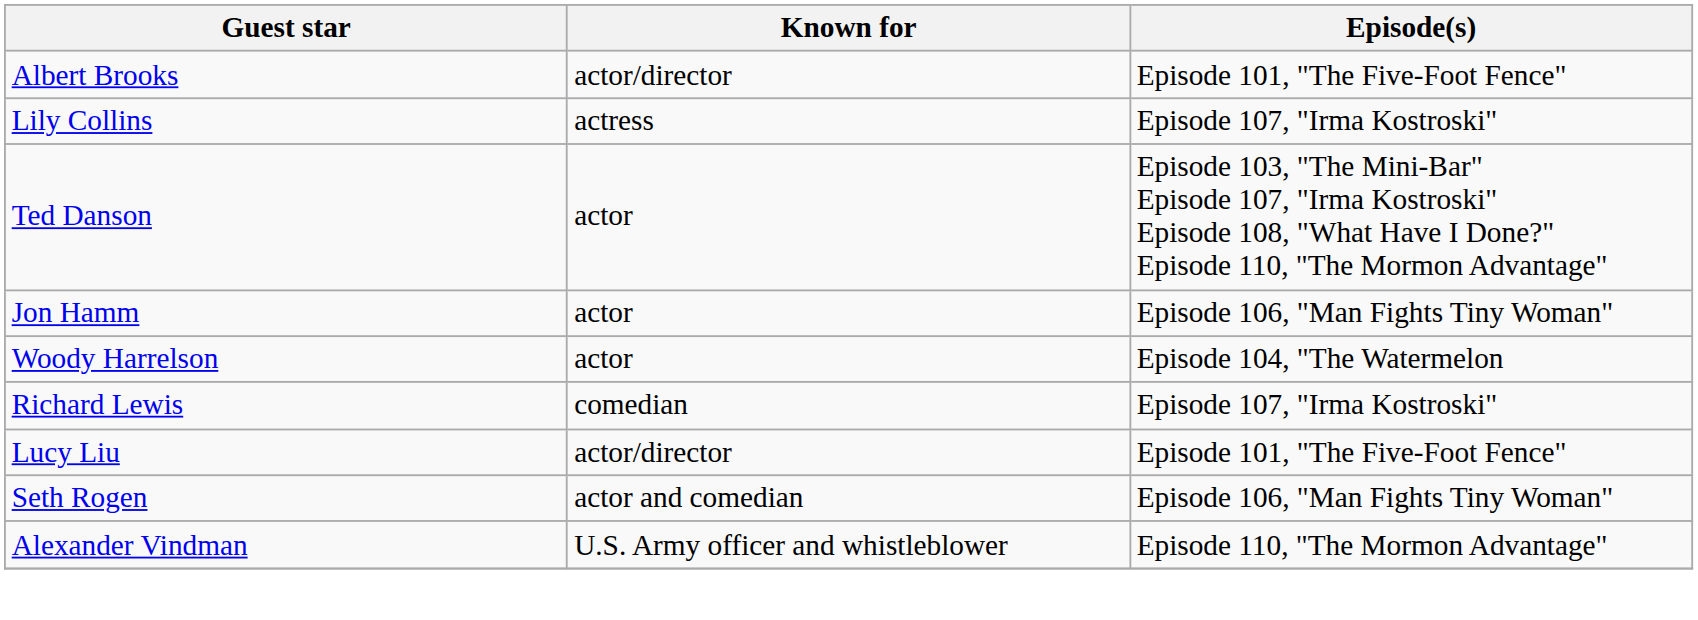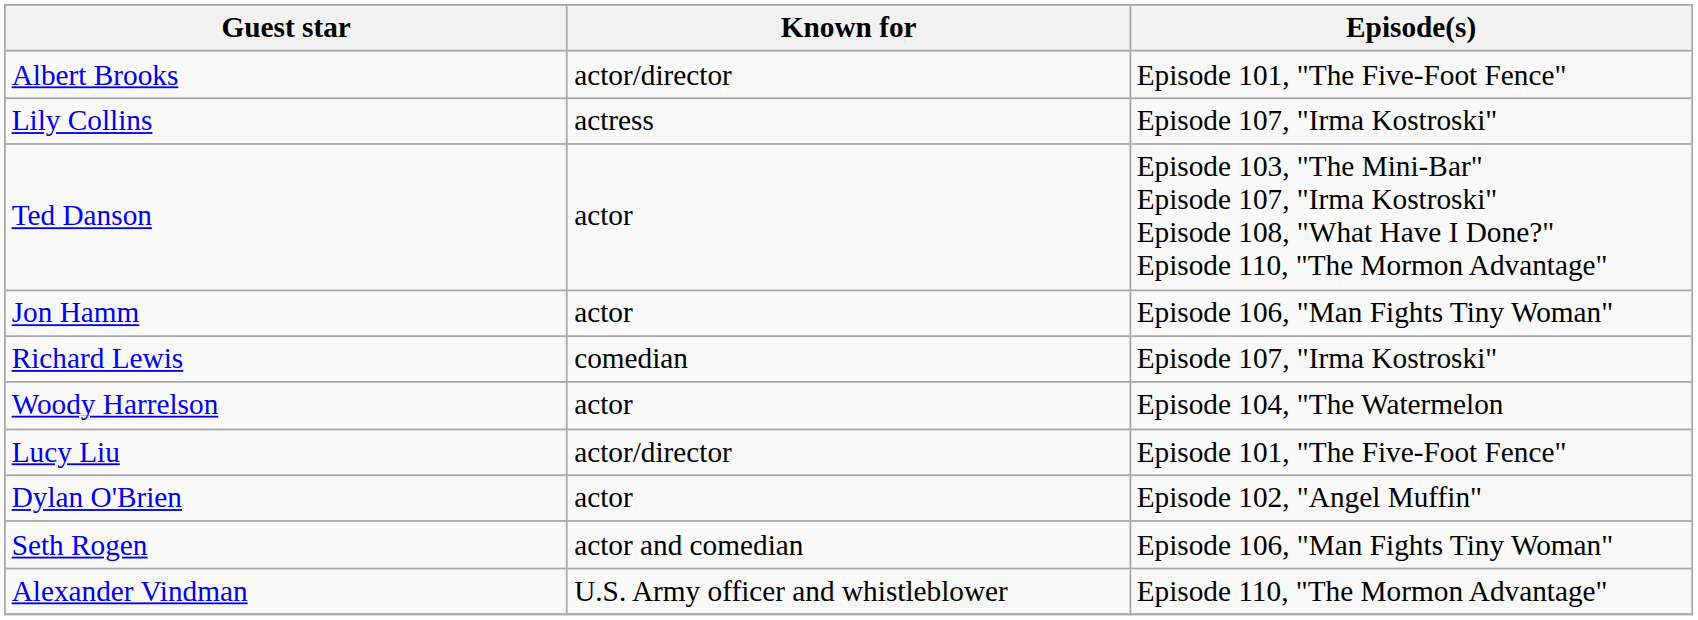rows swapped: (115, 358) <-> (97, 405)
+ row: (97, 498)
